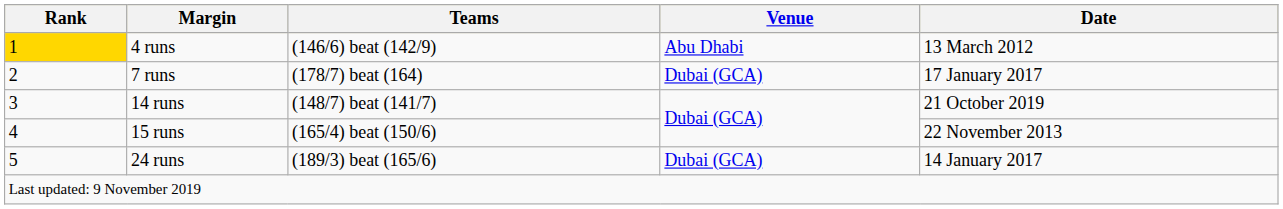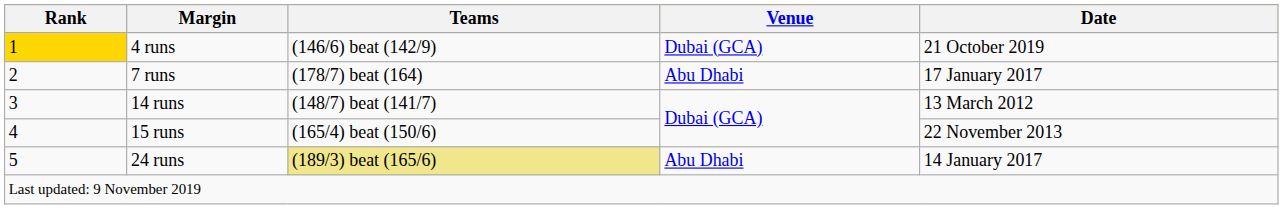(704, 47) Abu Dhabi -> (713, 47) Dubai (GCA)
(979, 47) 13 March 2012 -> (984, 47) 21 October 2019
(713, 75) Dubai (GCA) -> (704, 75) Abu Dhabi
(984, 103) 21 October 2019 -> (979, 103) 13 March 2012
(364, 160) no background -> (364, 160) khaki background
(713, 160) Dubai (GCA) -> (704, 160) Abu Dhabi
